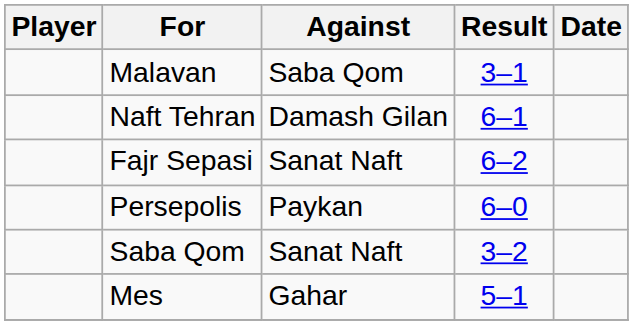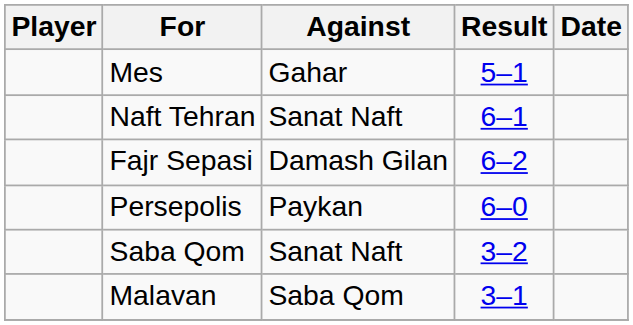rows swapped: (163, 71) <-> (136, 296)
(358, 116) Damash Gilan -> (335, 116) Sanat Naft
(335, 161) Sanat Naft -> (358, 161) Damash Gilan
